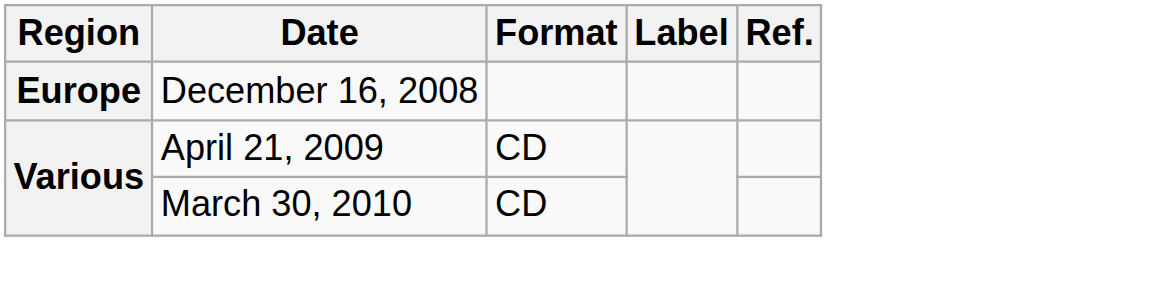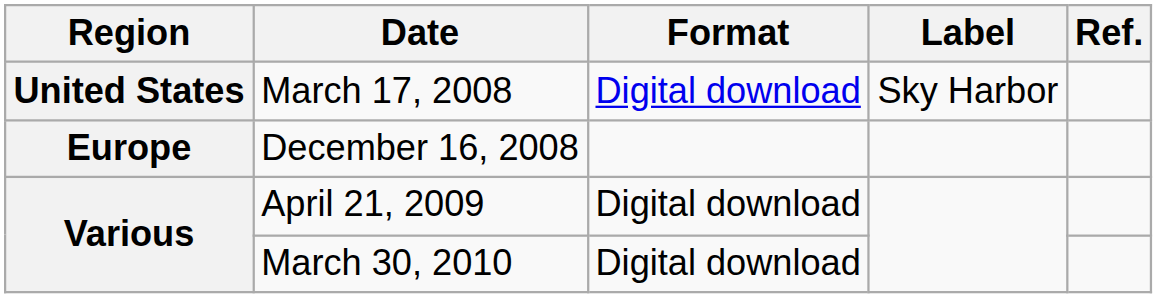+ row: (387, 90)
(521, 147) CD -> (728, 205) Digital download
(521, 205) CD -> (728, 262) Digital download
